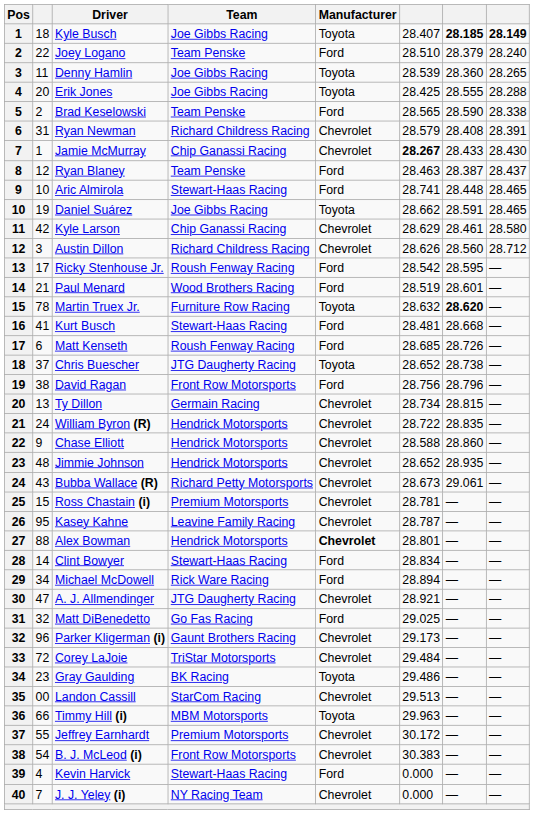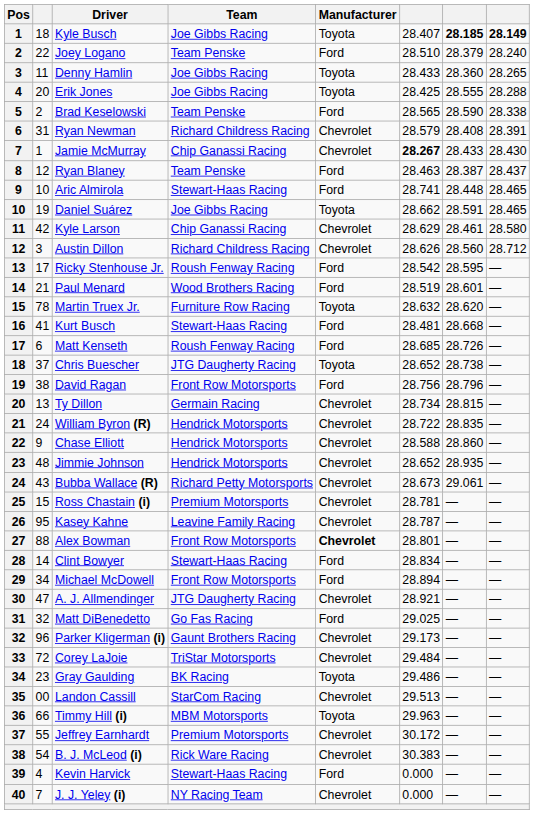(421, 73) 28.539 -> (421, 73) 28.433
(465, 307) bold -> (465, 307) normal
(229, 541) Hendrick Motorsports -> (233, 541) Front Row Motorsports
(220, 580) Rick Ware Racing -> (233, 580) Front Row Motorsports
(233, 755) Front Row Motorsports -> (220, 755) Rick Ware Racing
